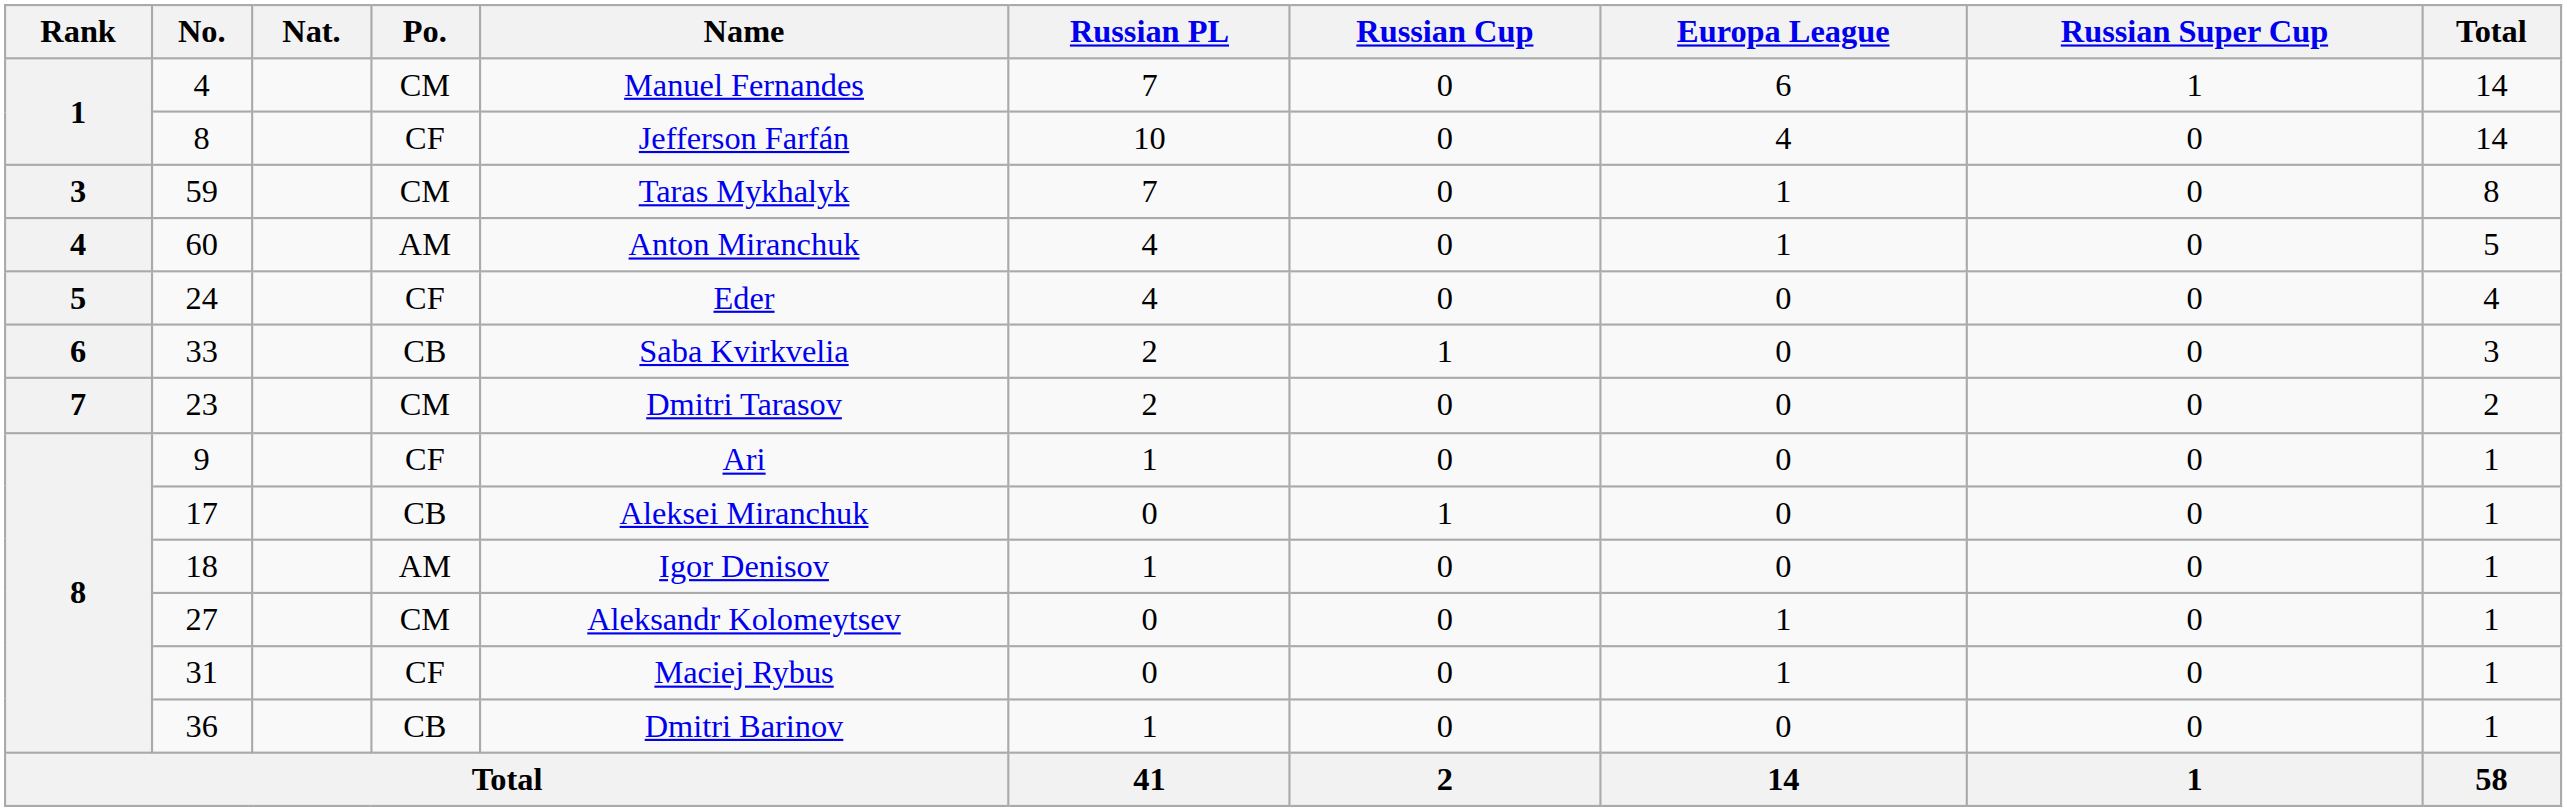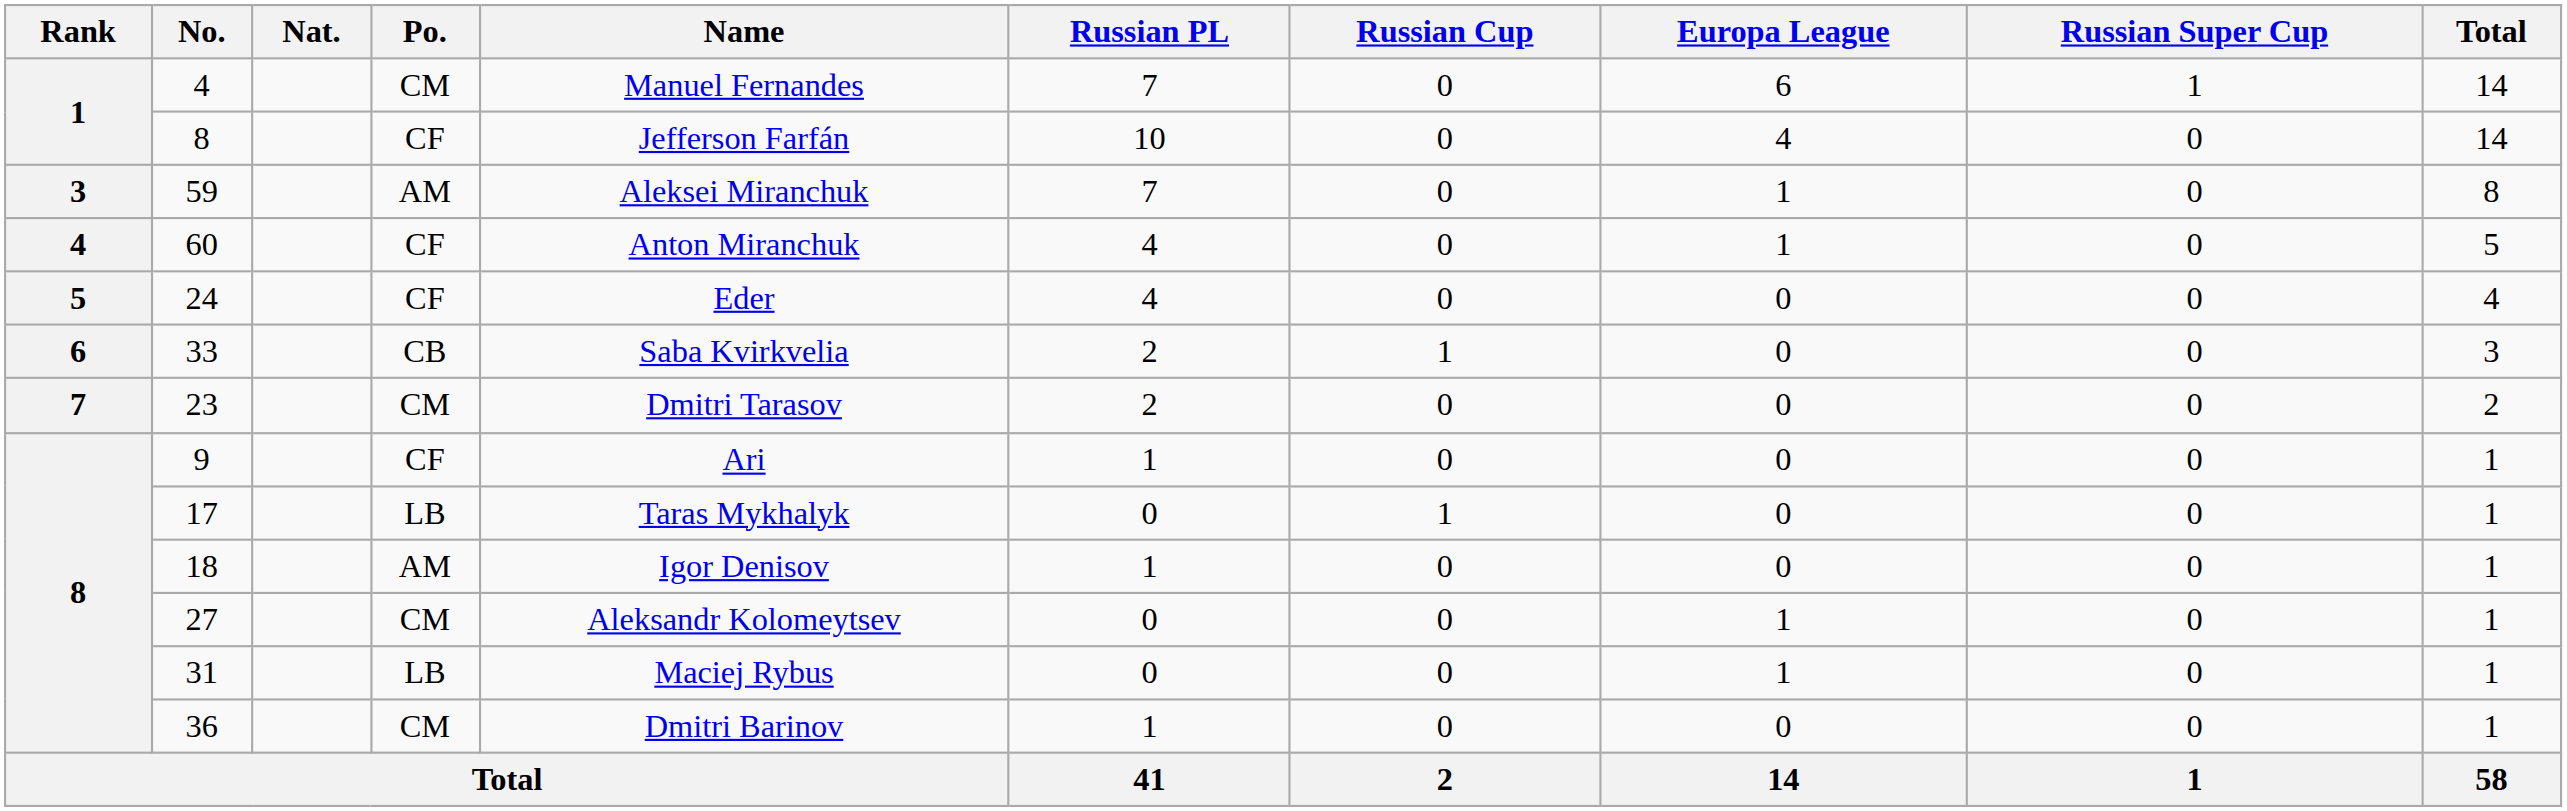(425, 191) CM -> (425, 191) AM
(744, 191) Taras Mykhalyk -> (744, 191) Aleksei Miranchuk
(425, 244) AM -> (425, 244) CF
(425, 511) CB -> (425, 511) LB
(744, 511) Aleksei Miranchuk -> (744, 511) Taras Mykhalyk
(425, 671) CF -> (425, 671) LB
(425, 725) CB -> (425, 725) CM
